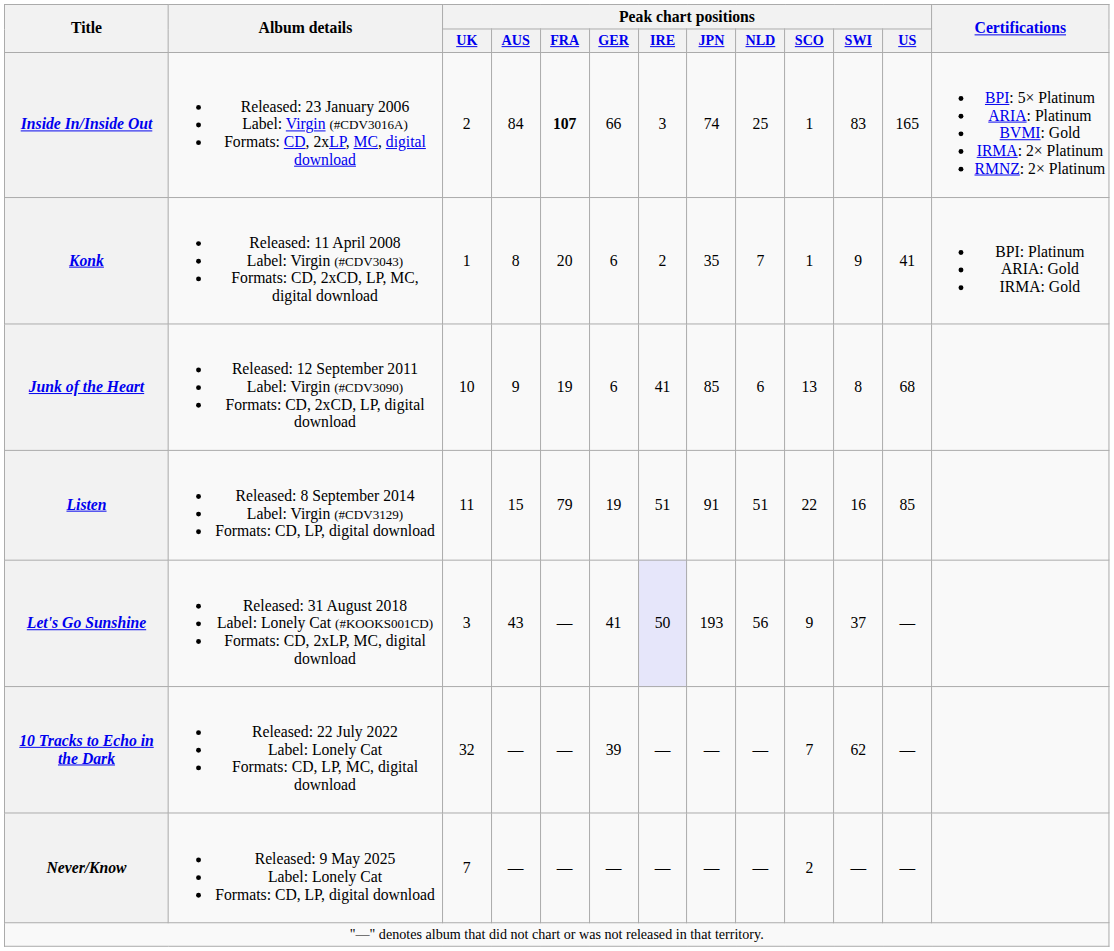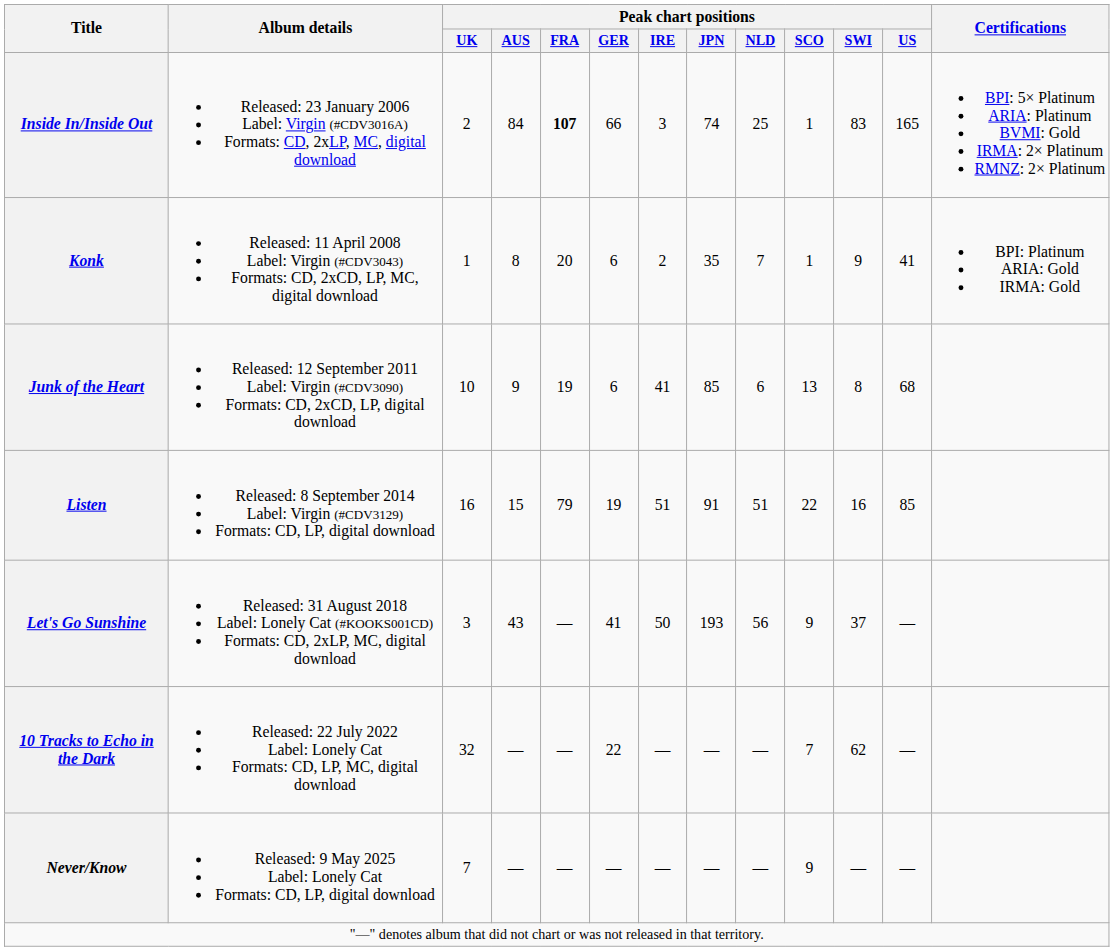(467, 505) 11 -> (467, 505) 16
(663, 623) lavender background -> (663, 623) no background
(614, 749) 39 -> (614, 749) 22
(809, 867) 2 -> (809, 867) 9
